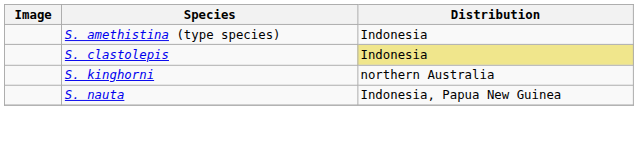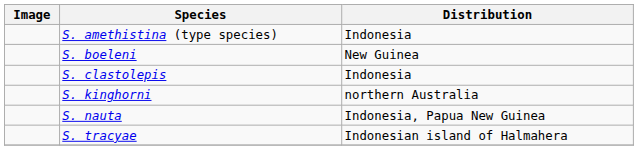+ row: (99, 55)
(394, 55) khaki background -> (378, 75) no background
+ row: (99, 135)
